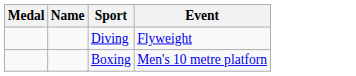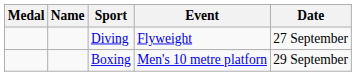+ column: (311, 16)
